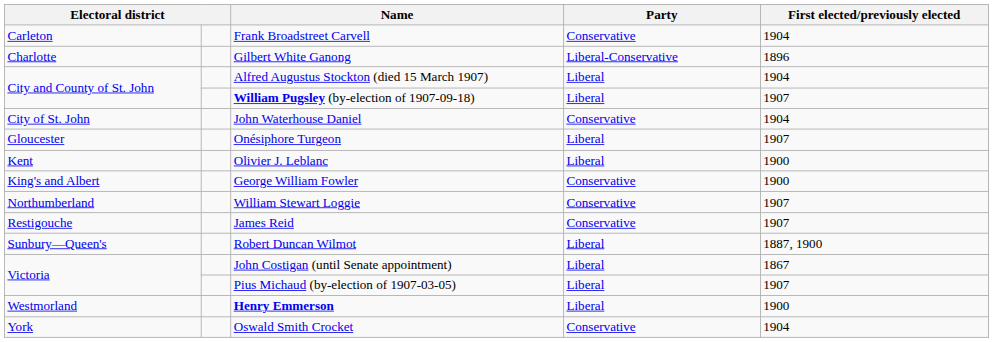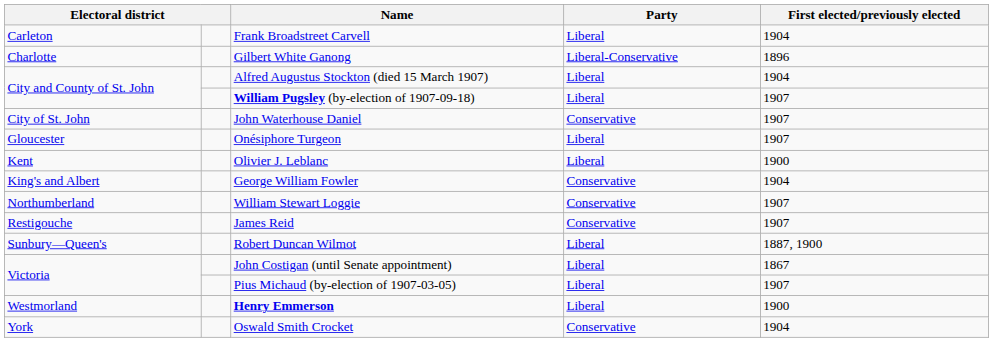(601, 35) Conservative -> (585, 35) Liberal
(776, 118) 1904 -> (776, 118) 1907
(776, 181) 1900 -> (776, 181) 1904
